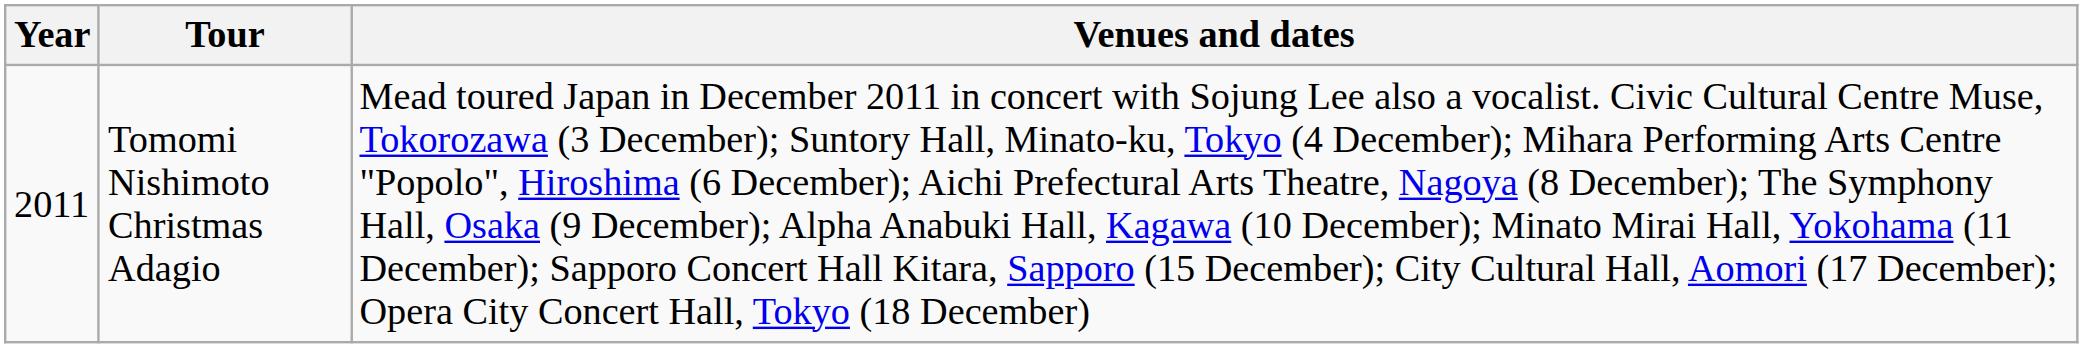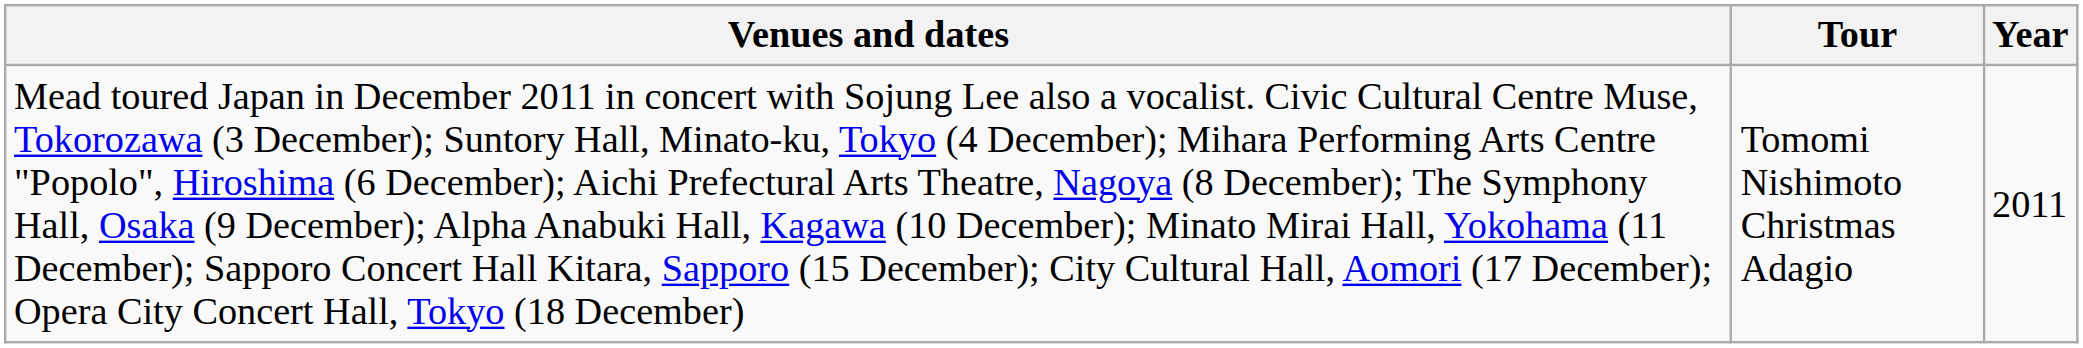columns swapped: (52, 34) <-> (1214, 34)
